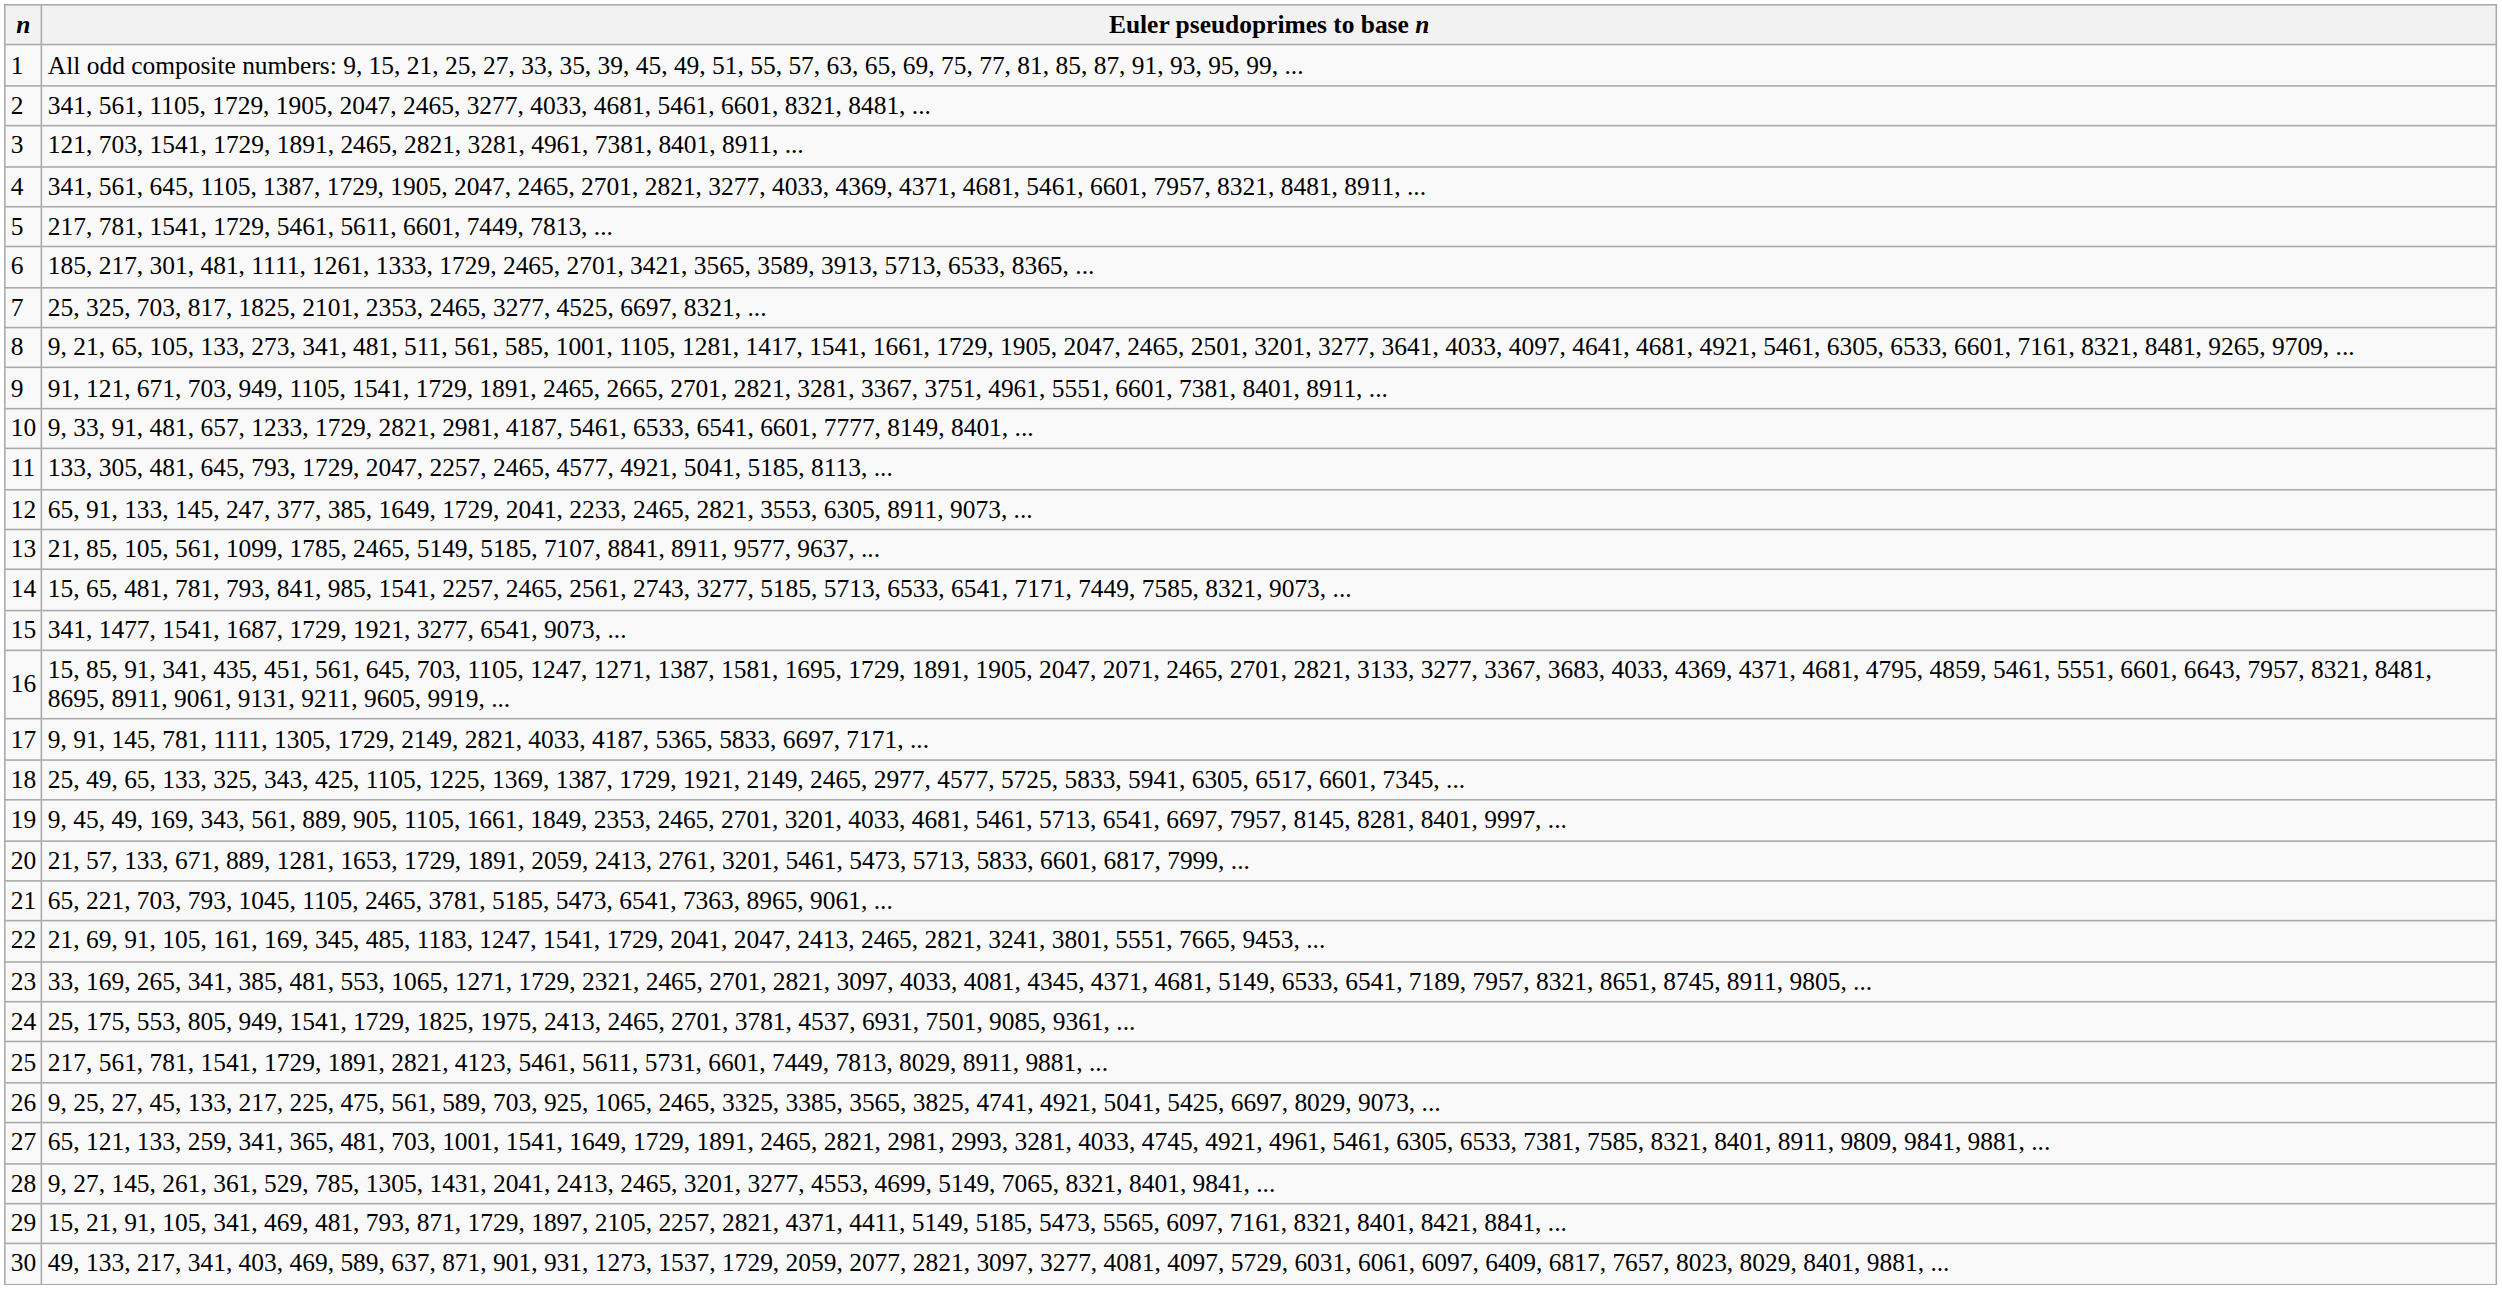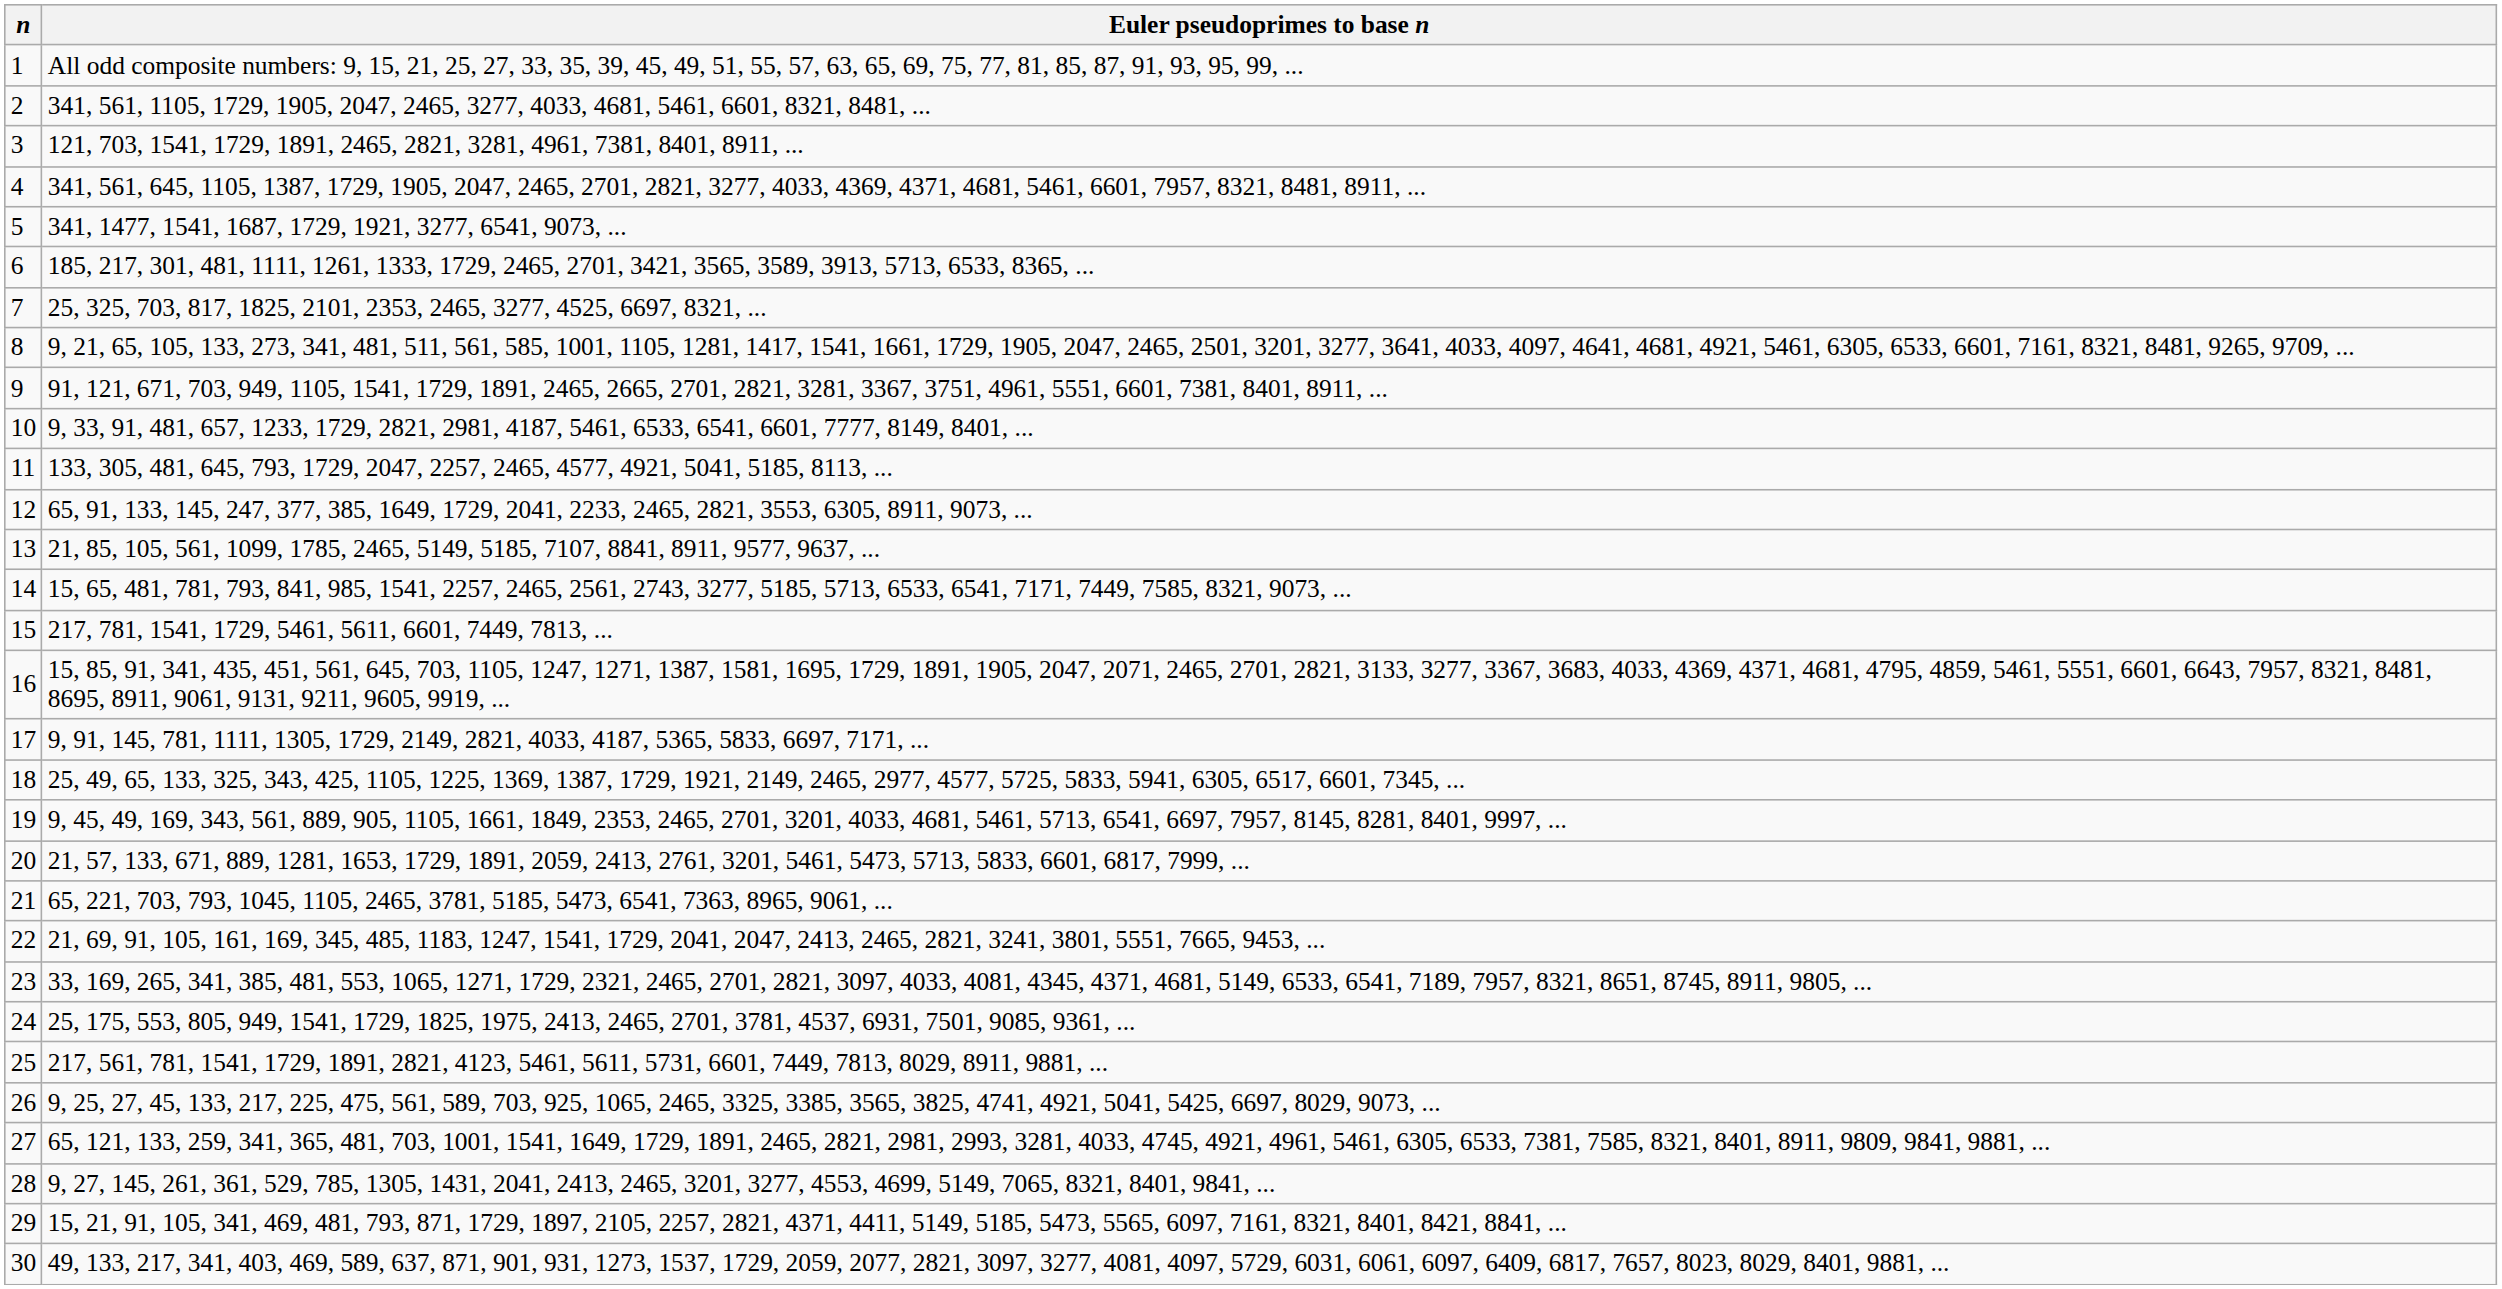(330, 226) 217, 781, 1541, 1729, 5461, 5611, 6601, 7449, 7813, ... -> (337, 226) 341, 1477, 1541, 1687, 1729, 1921, 3277, 6541, 9073, ...
(337, 629) 341, 1477, 1541, 1687, 1729, 1921, 3277, 6541, 9073, ... -> (330, 629) 217, 781, 1541, 1729, 5461, 5611, 6601, 7449, 7813, ...
